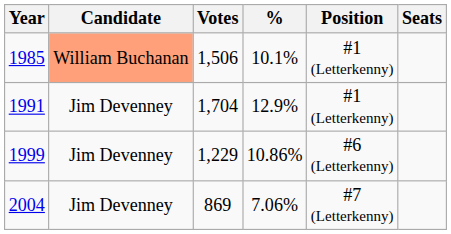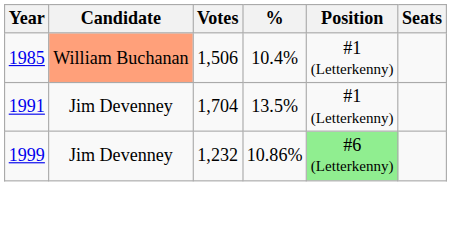(275, 57) 10.1% -> (275, 57) 10.4%
(275, 106) 12.9% -> (275, 106) 13.5%
(218, 155) 1,229 -> (218, 155) 1,232
(352, 155) no background -> (352, 155) lightgreen background
- row: (27, 204)
